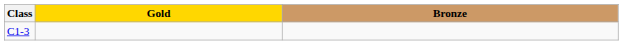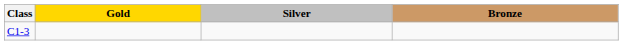+ column: (297, 13)
